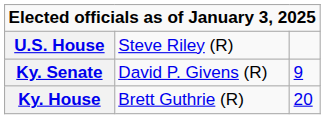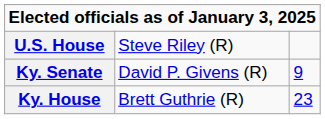(303, 99) 20 -> (303, 99) 23
